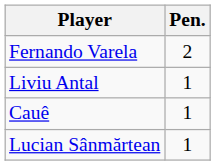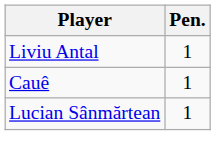- row: (73, 51)
